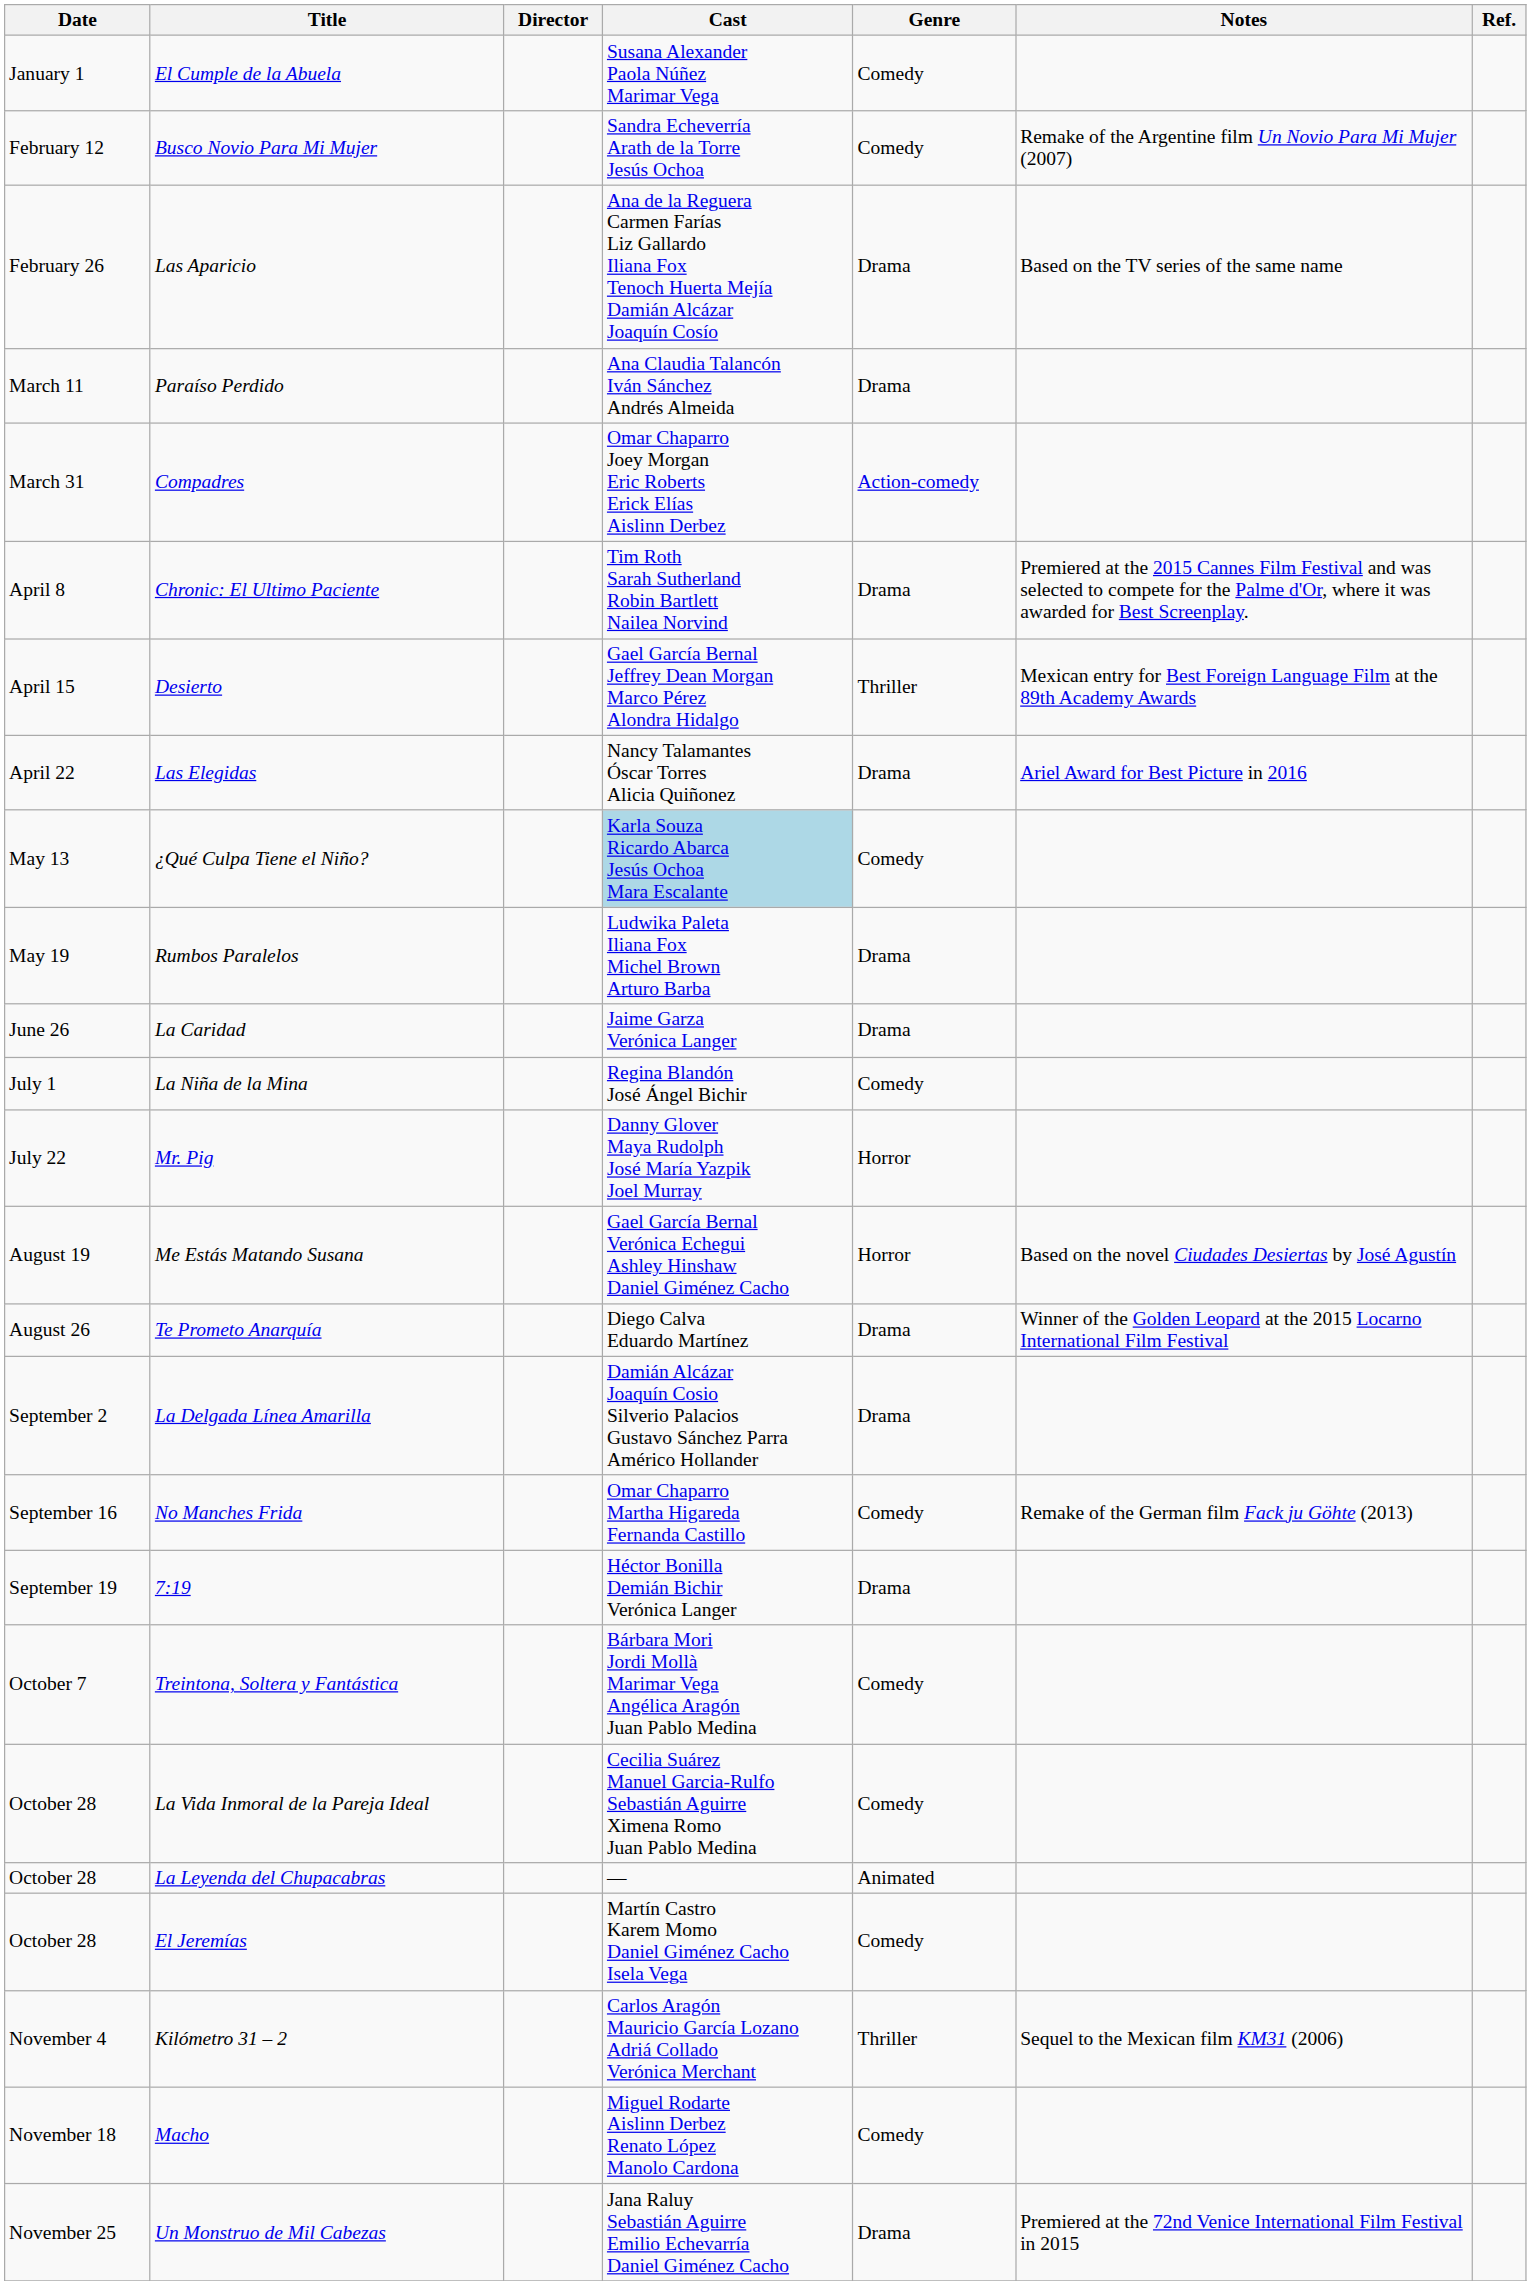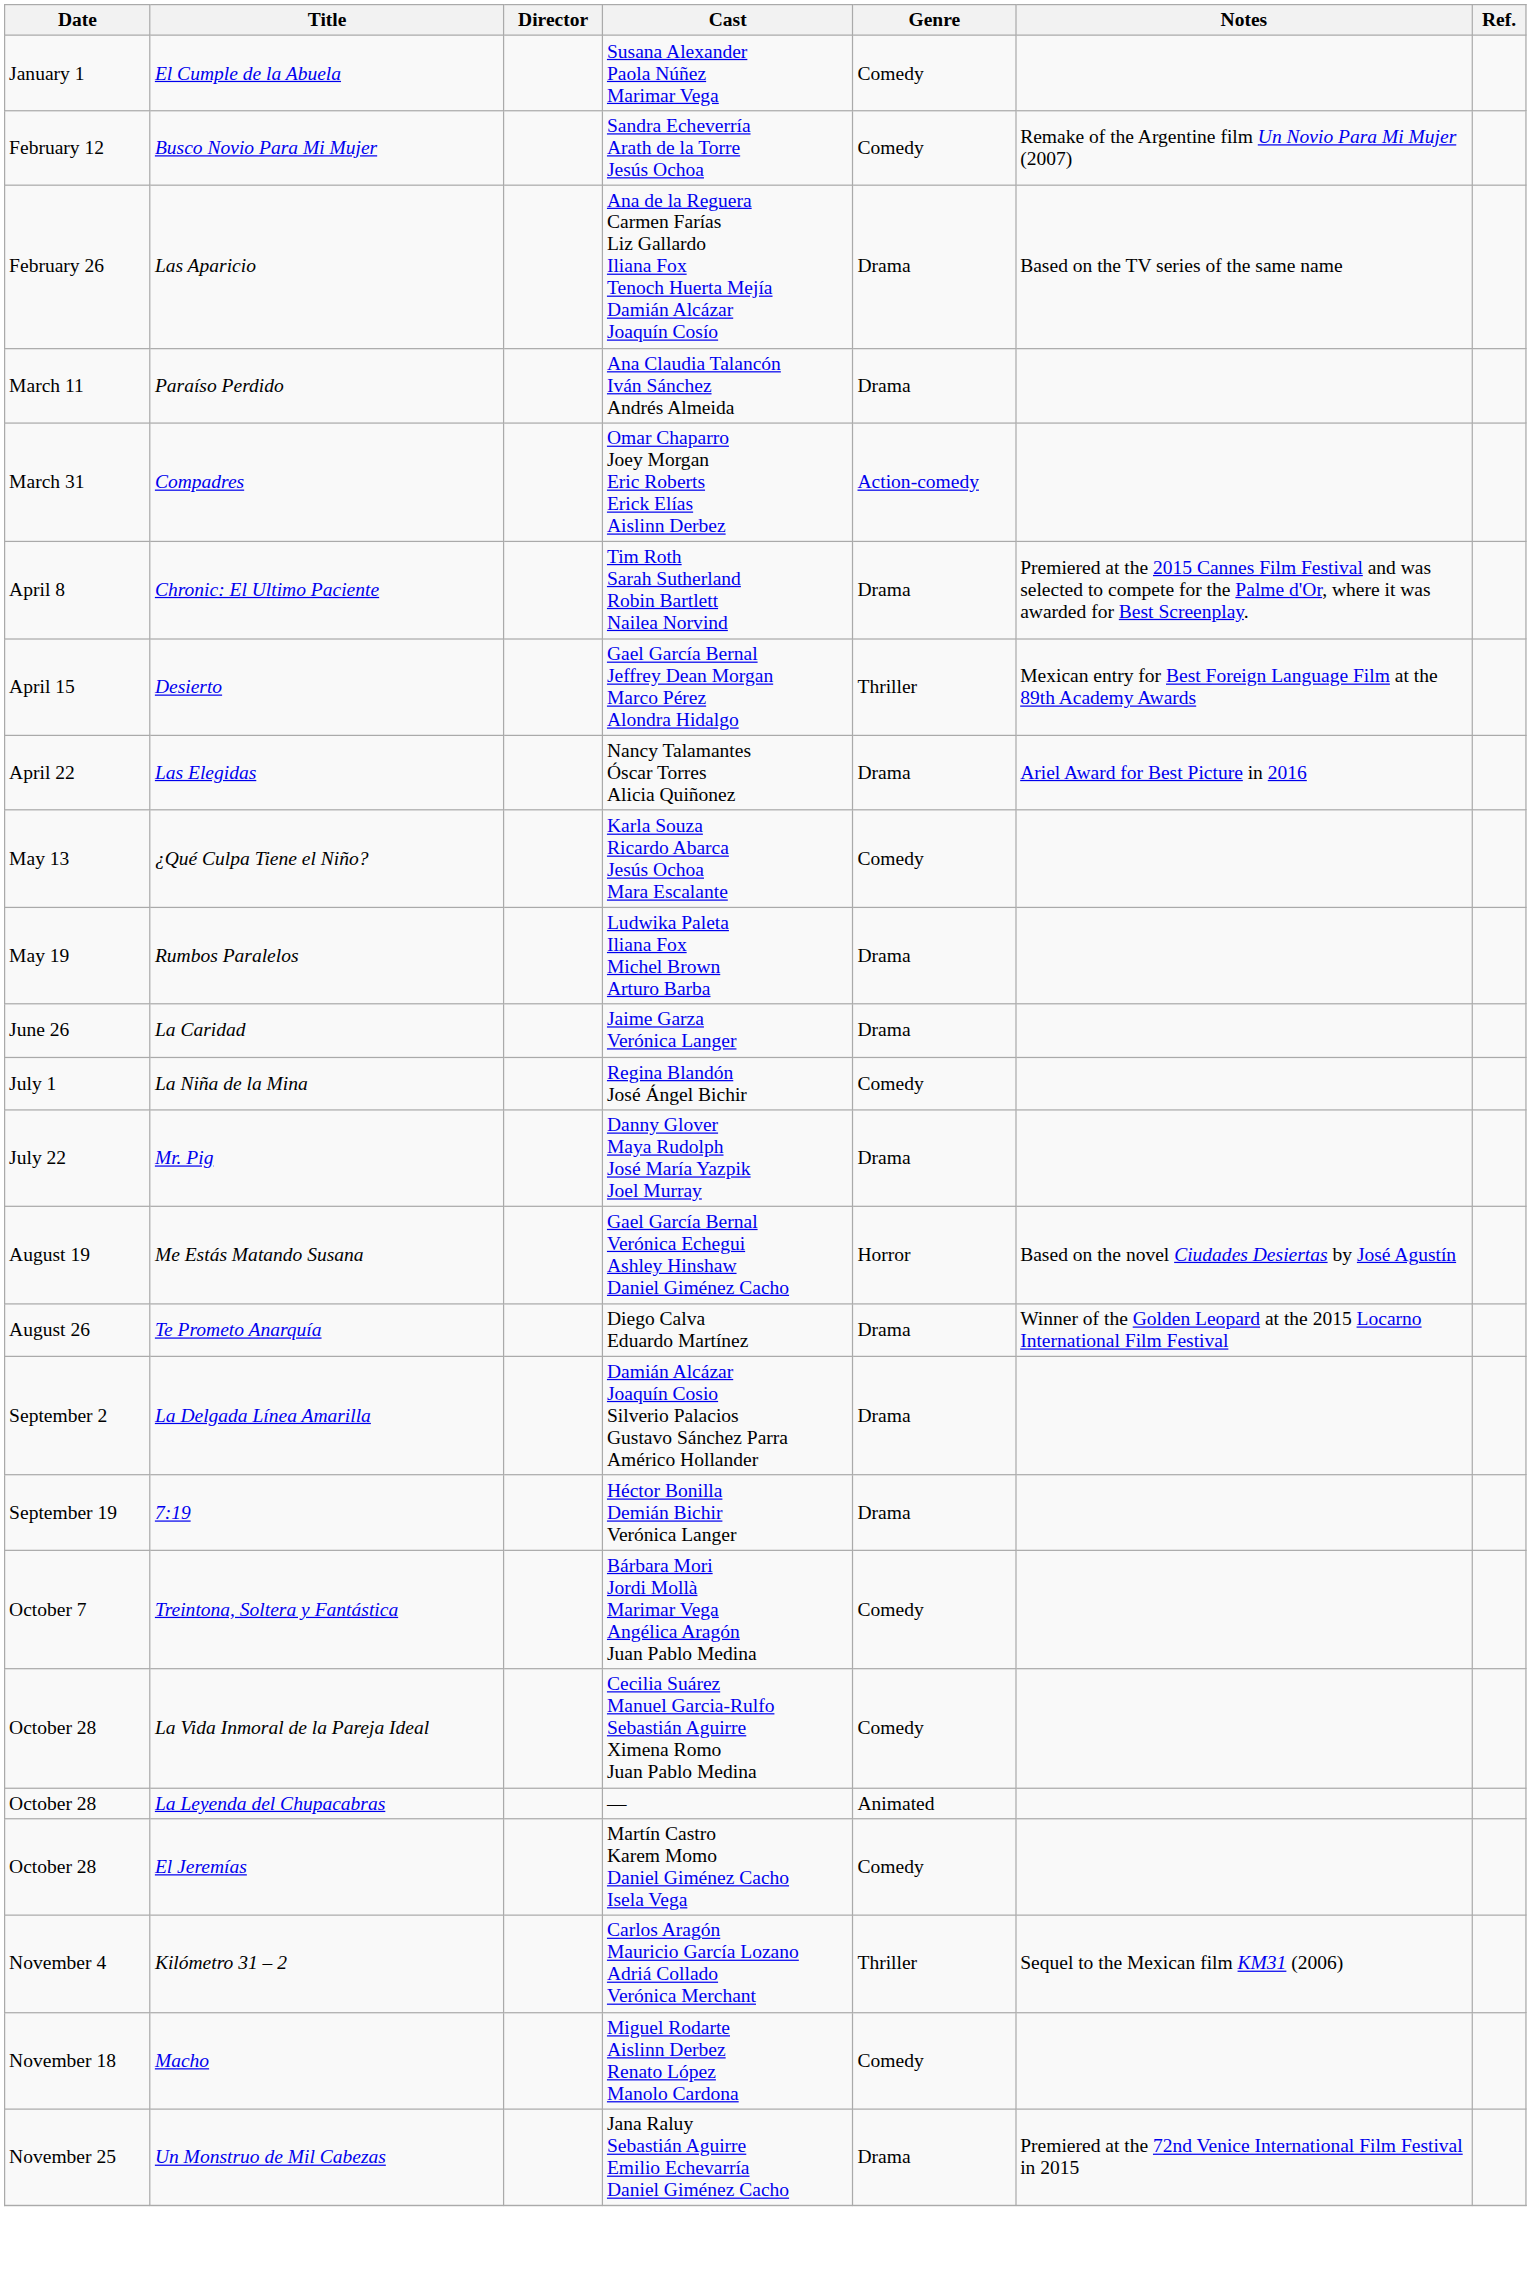(668, 858) lightblue background -> (668, 858) no background
(884, 1158) Horror -> (884, 1158) Drama
- row: (229, 1512)
